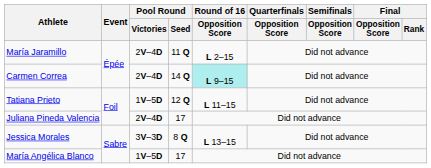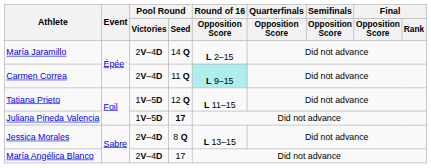(180, 53) 11 Q -> (180, 53) 14 Q
(180, 76) 14 Q -> (180, 76) 11 Q
(149, 119) 2V–4D -> (149, 119) 1V–5D
(180, 119) normal -> (180, 119) bold
(149, 137) 3V–3D -> (149, 137) 2V–4D
(149, 156) 1V–5D -> (149, 156) 2V–4D
